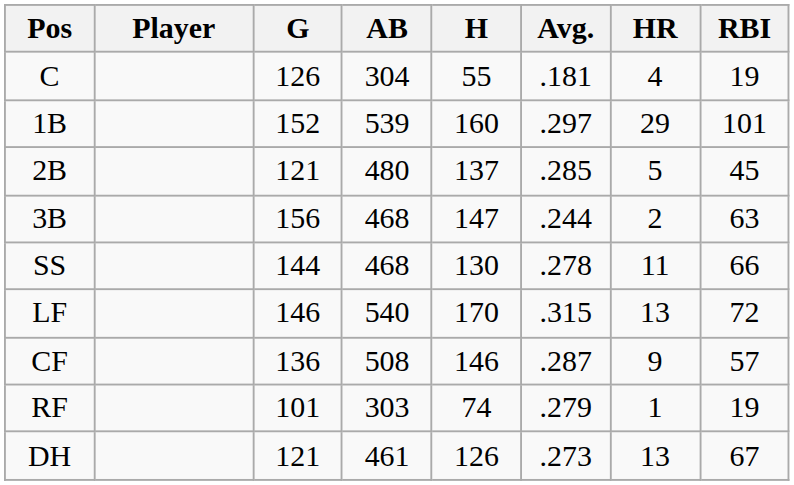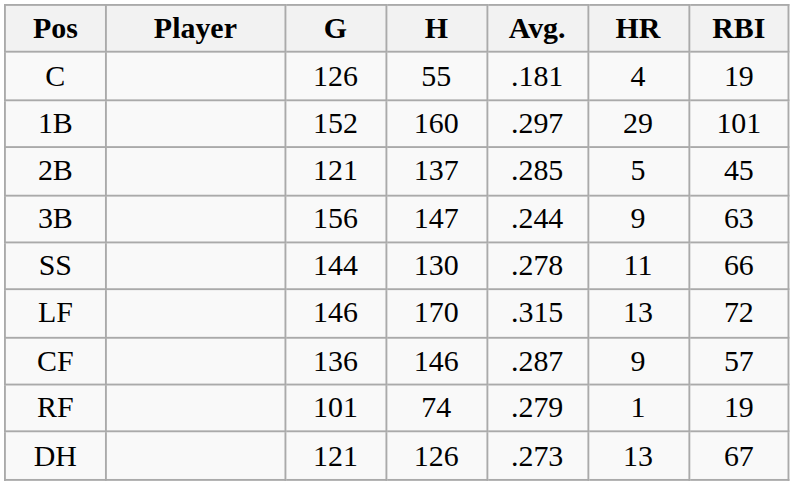- column: (387, 28)
(655, 218) 2 -> (638, 218) 9
